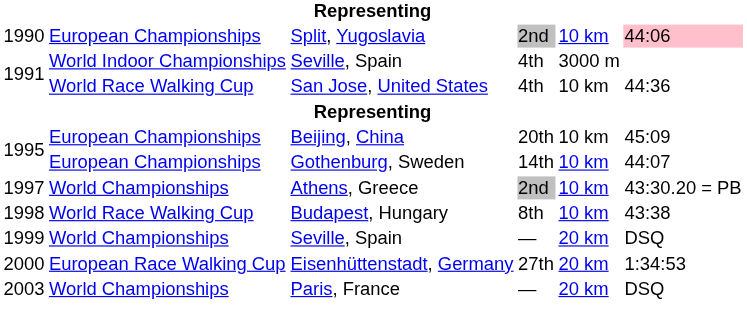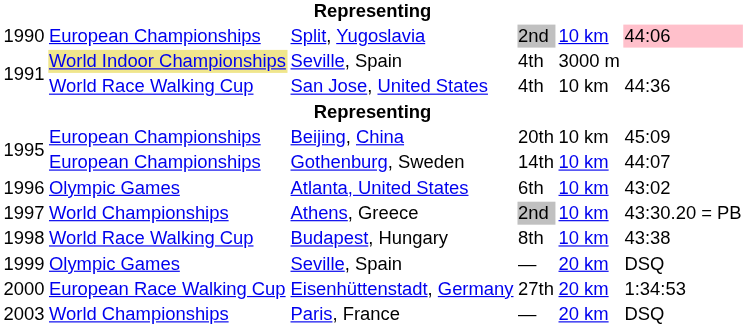(167, 61) no background -> (167, 61) khaki background
+ row: (24, 187)
(139, 238) World Championships -> (114, 263) Olympic Games
